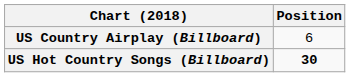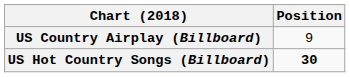(309, 38) 6 -> (309, 38) 9
